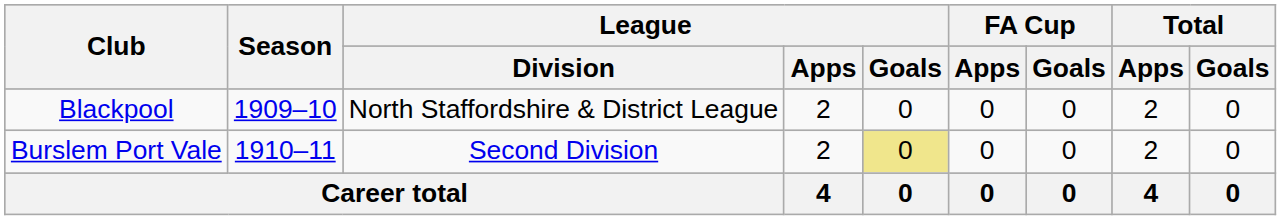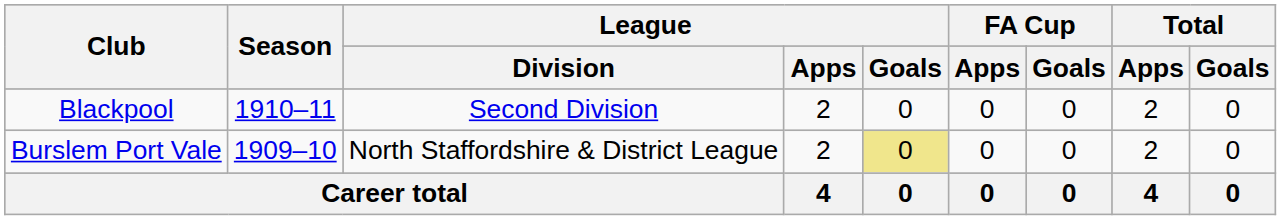(285, 109) 1909–10 -> (285, 109) 1910–11
(564, 109) North Staffordshire & District League -> (564, 109) Second Division
(285, 151) 1910–11 -> (285, 151) 1909–10
(564, 151) Second Division -> (564, 151) North Staffordshire & District League
